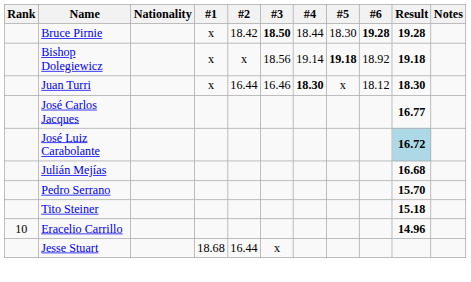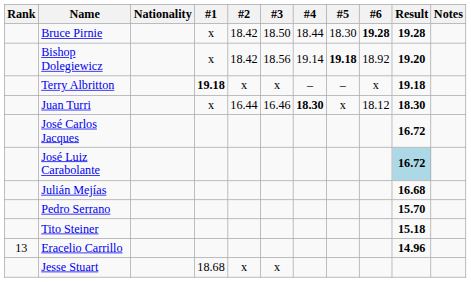(277, 33) bold -> (277, 33) normal
(244, 59) x -> (244, 59) 18.42
(412, 59) 19.18 -> (412, 59) 19.20
+ row: (78, 85)
(412, 111) 16.77 -> (412, 131) 16.72
(21, 228) 10 -> (21, 248) 13
(244, 248) 16.44 -> (244, 267) x
